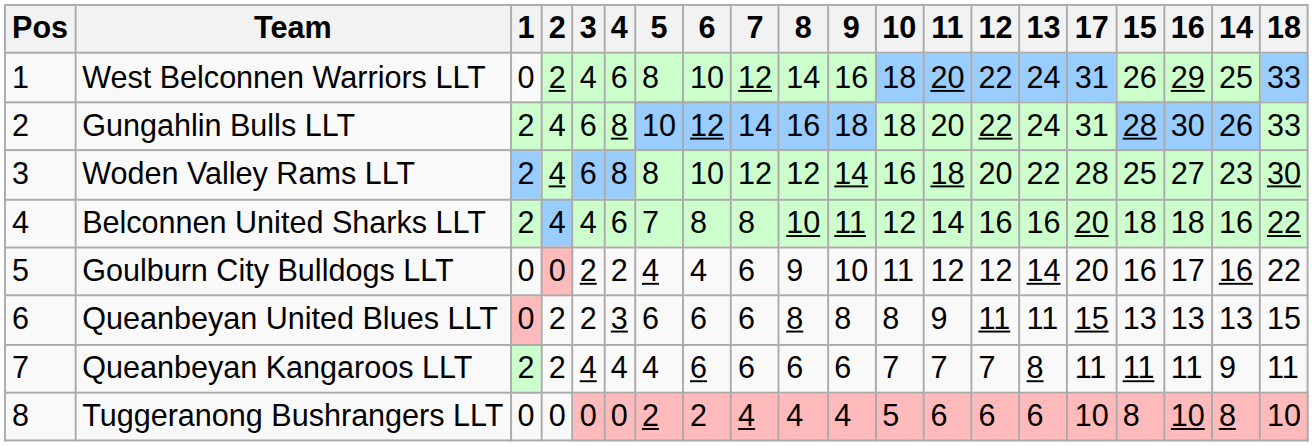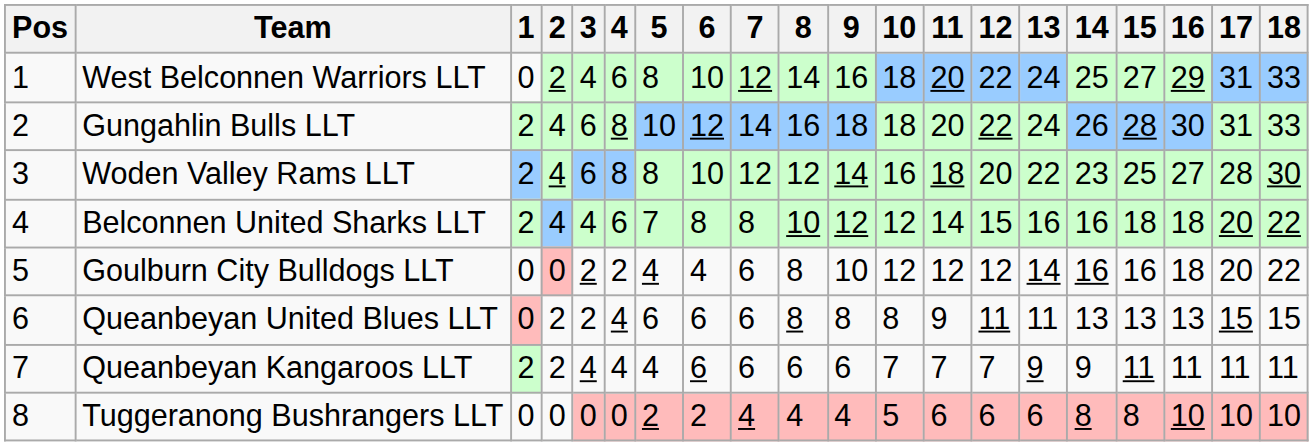columns swapped: (1236, 28) <-> (1092, 28)
(1140, 77) 26 -> (1140, 77) 27
(850, 222) 11 -> (851, 222) 12
(995, 222) 16 -> (995, 222) 15
(795, 271) 9 -> (795, 271) 8
(898, 271) 11 -> (899, 271) 12
(1188, 271) 17 -> (1188, 271) 18
(619, 319) 3 -> (619, 319) 4
(1035, 367) 8 -> (1035, 367) 9
